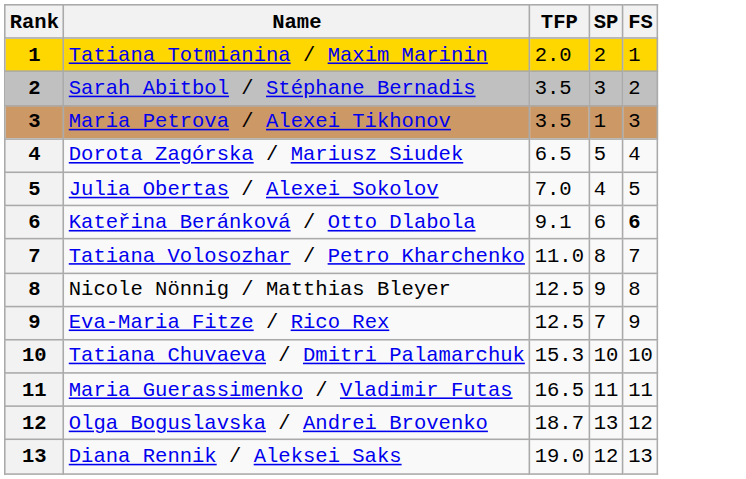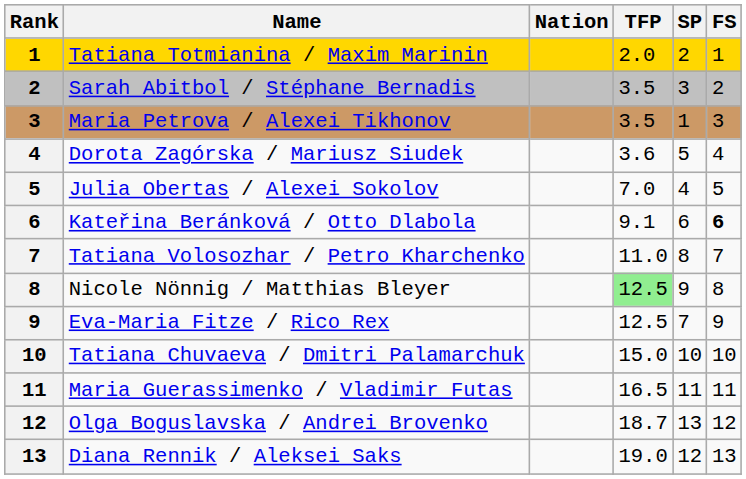+ column: (572, 22)
(553, 155) 6.5 -> (637, 155) 3.6
(559, 289) no background -> (643, 289) lightgreen background
(559, 356) 15.3 -> (643, 356) 15.0
